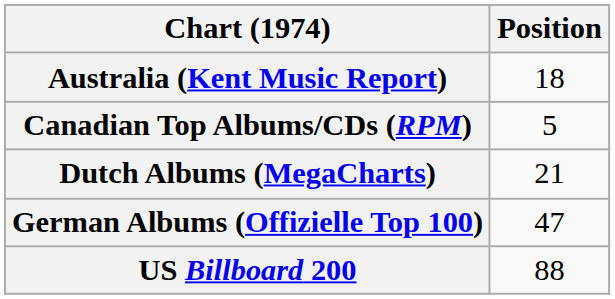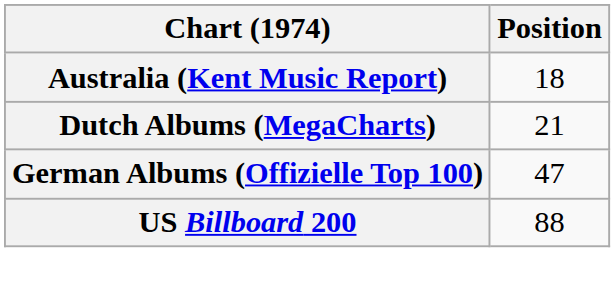- row: (248, 125)
